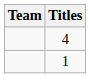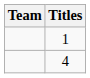rows swapped: (65, 38) <-> (65, 61)
